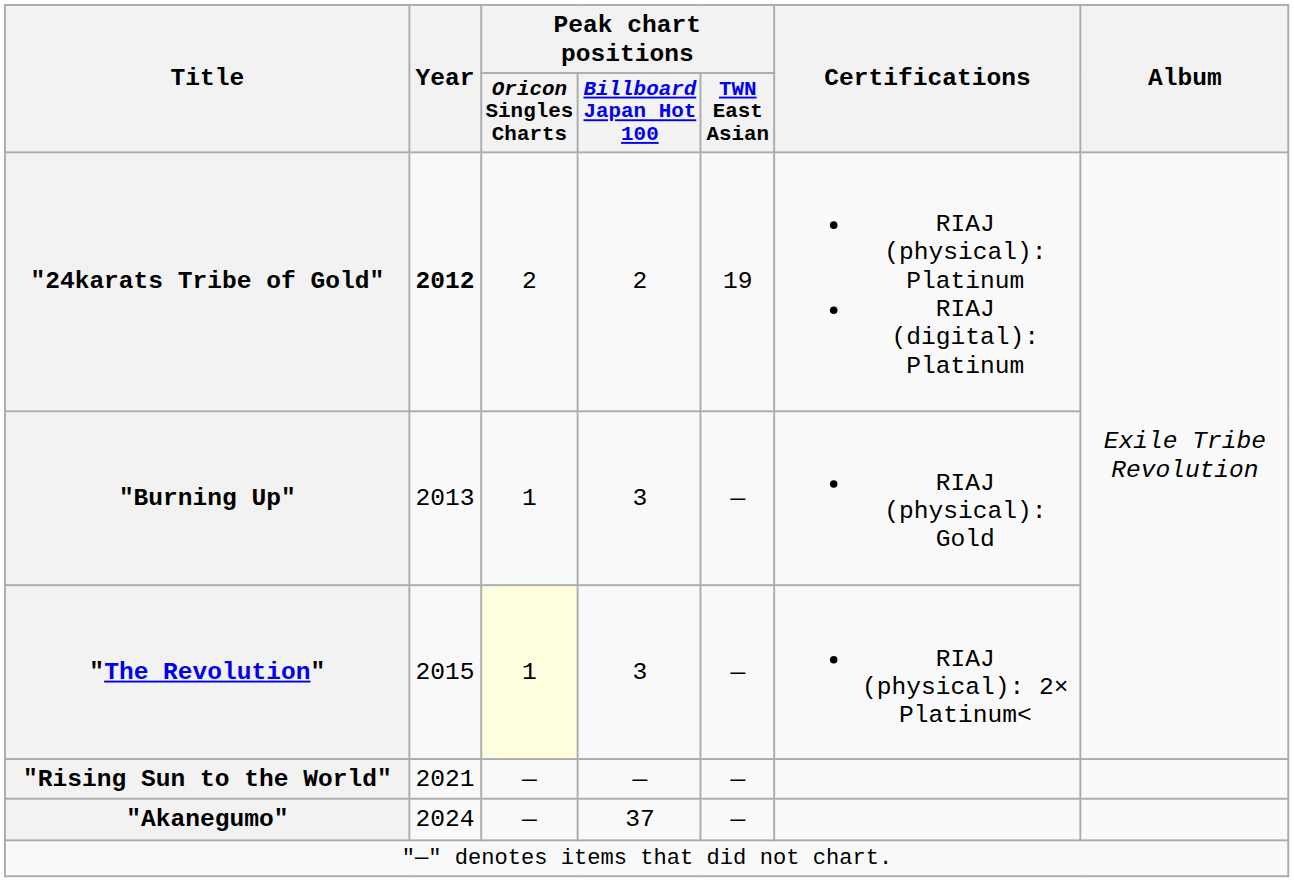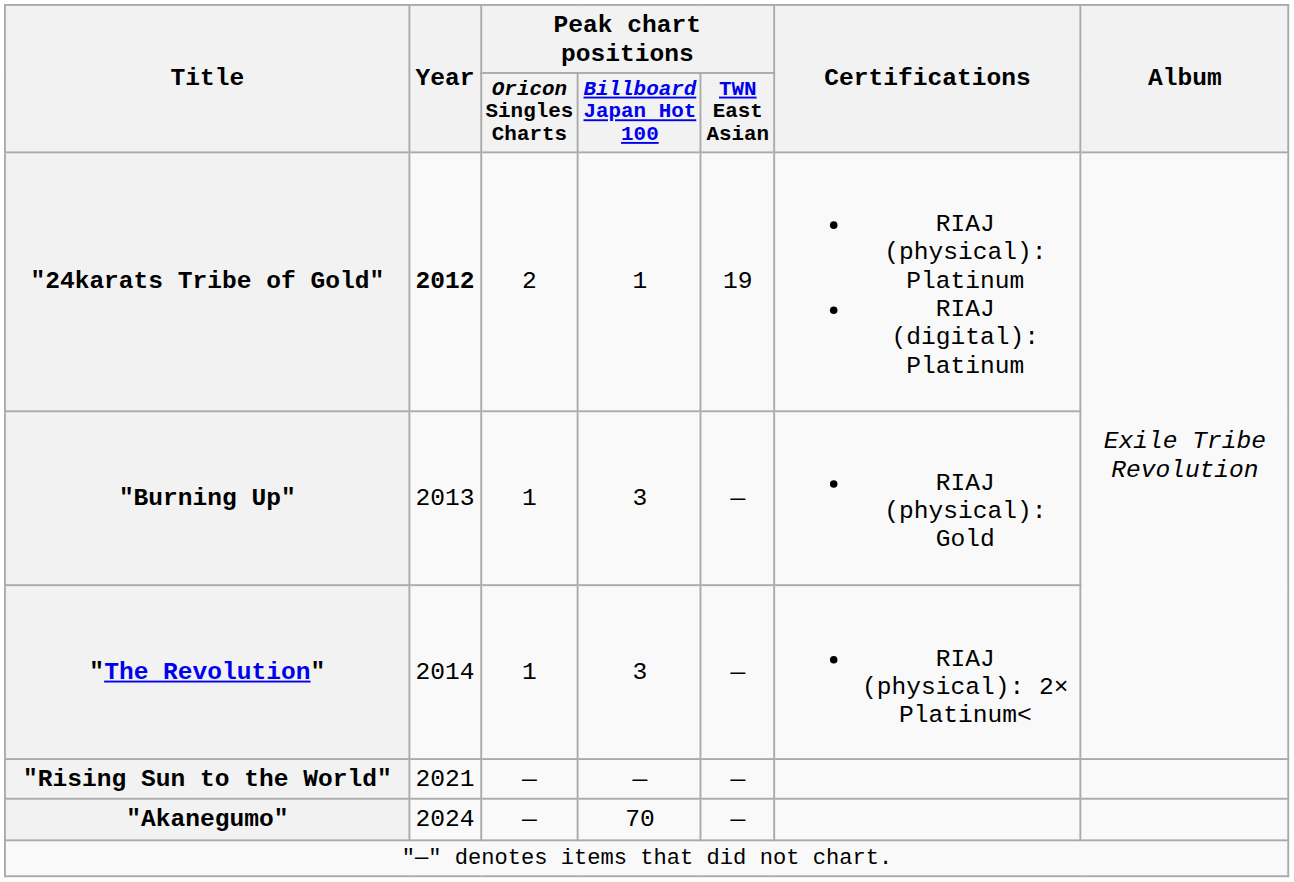(640, 281) 2 -> (640, 281) 1
(445, 672) 2015 -> (445, 672) 2014
(529, 672) lightyellow background -> (529, 672) no background
(640, 819) 37 -> (640, 819) 70
